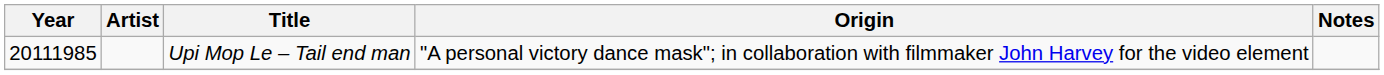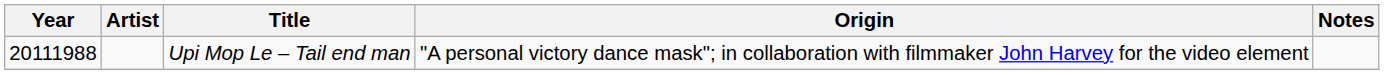(53, 52) 20111985 -> (53, 52) 20111988
